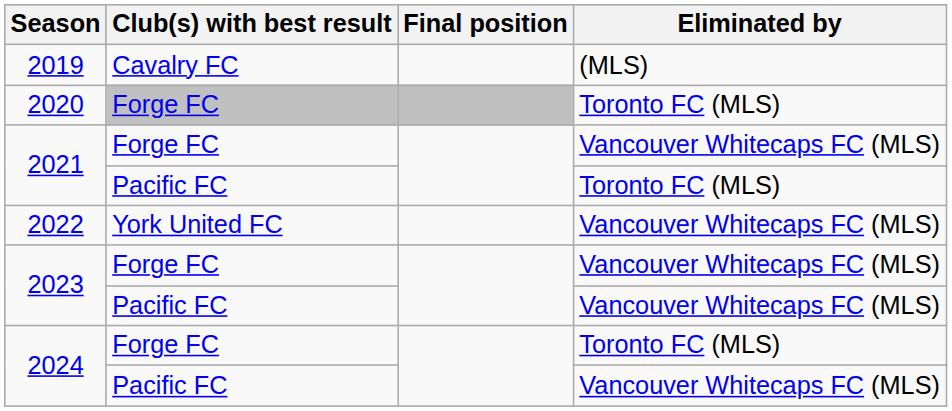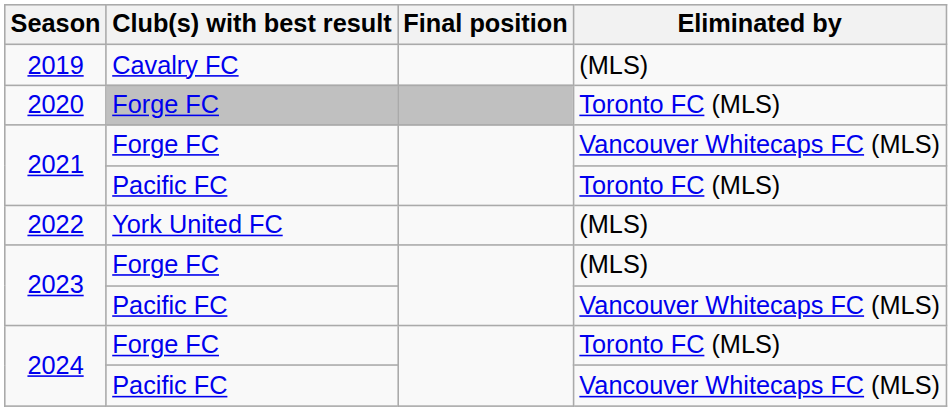(760, 225) Vancouver Whitecaps FC (MLS) -> (614, 225) (MLS)
(760, 265) Vancouver Whitecaps FC (MLS) -> (614, 265) (MLS)
